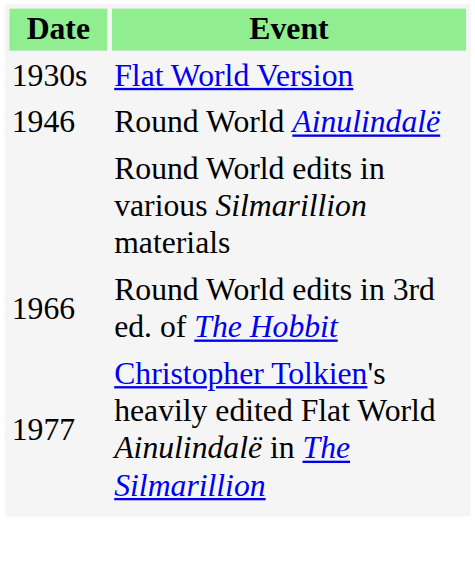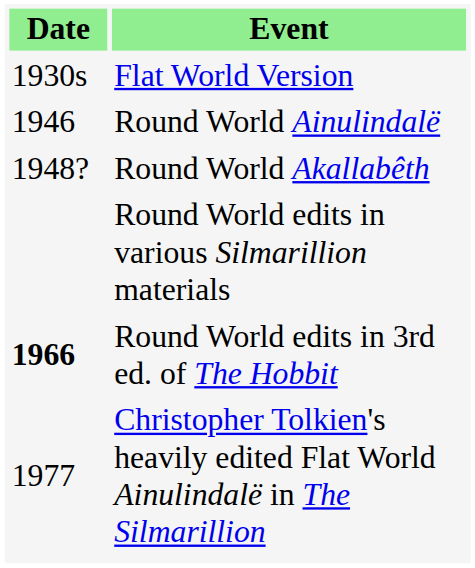+ row: (272, 168)
(43, 308) normal -> (43, 355) bold
